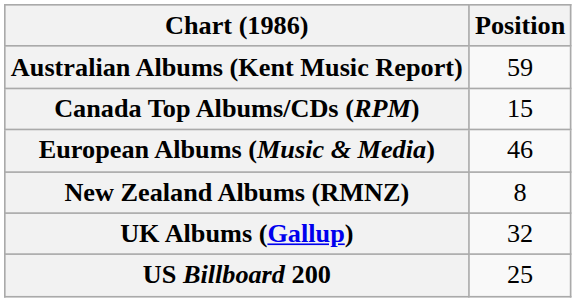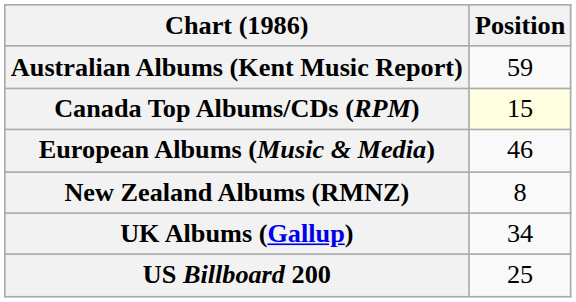(520, 108) no background -> (520, 108) lightyellow background
(520, 233) 32 -> (520, 233) 34
